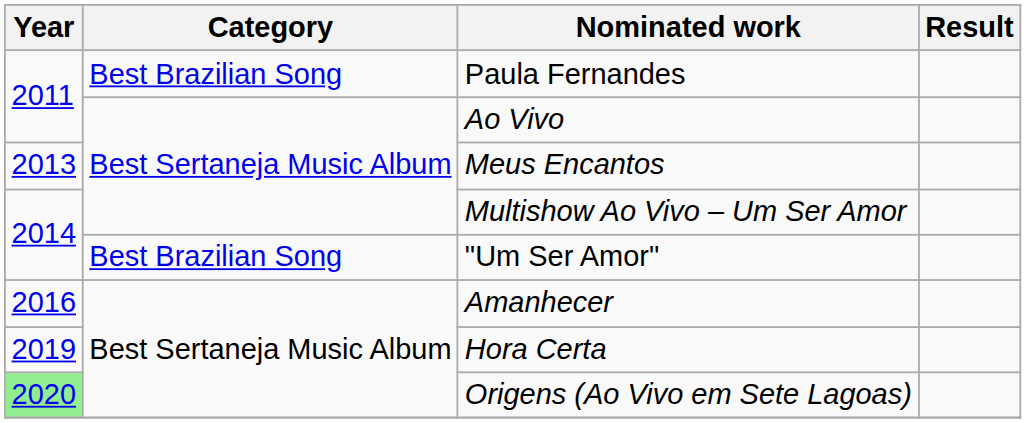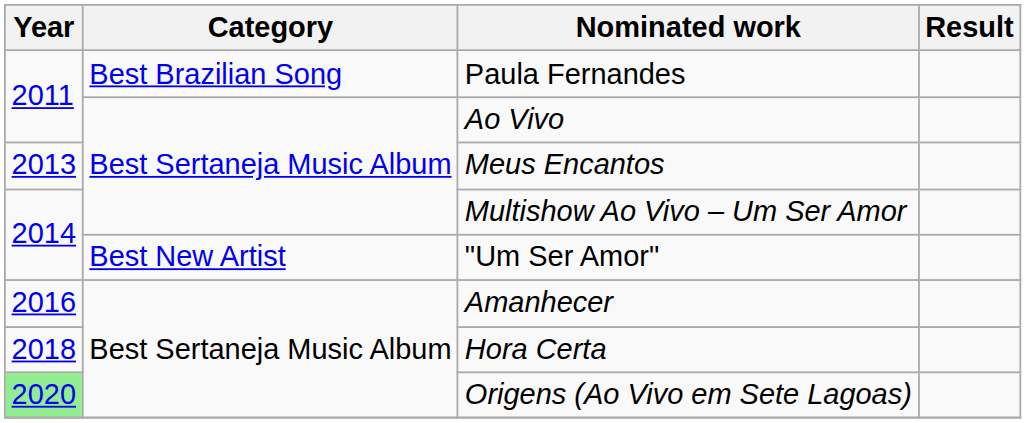(216, 257) Best Brazilian Song -> (188, 257) Best New Artist
(44, 348) 2019 -> (44, 348) 2018
